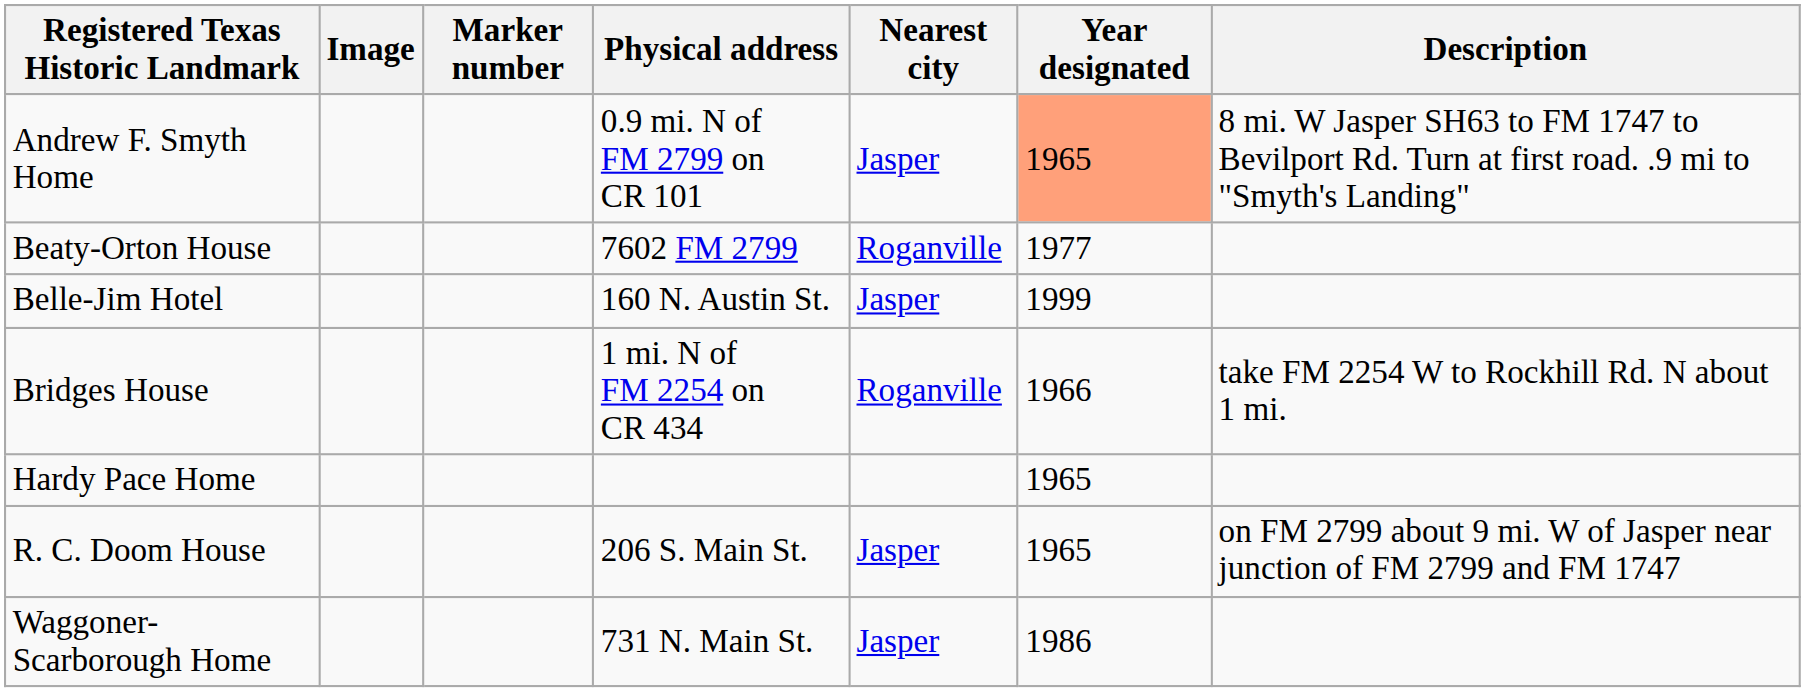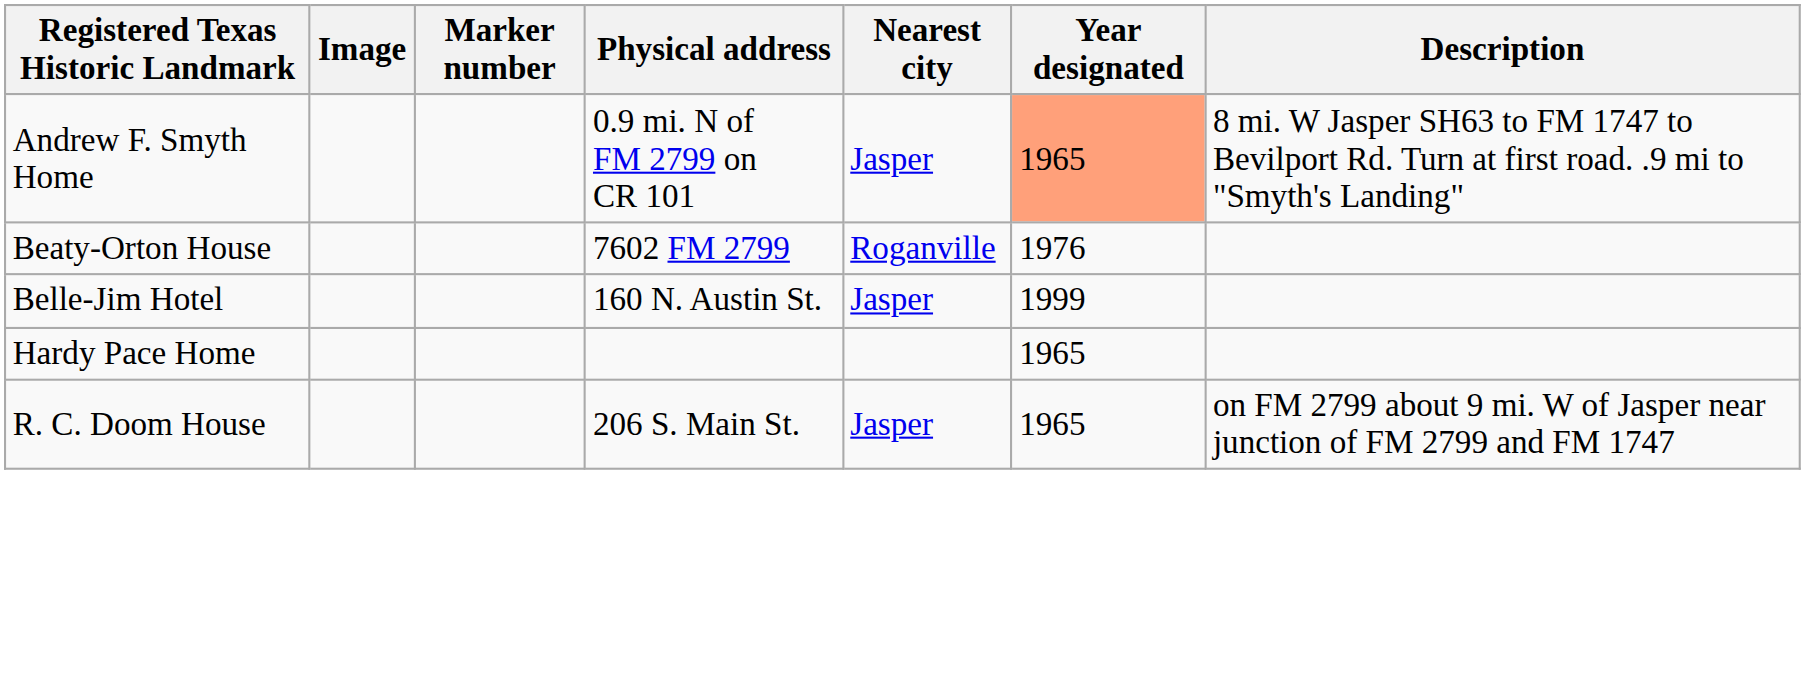(1058, 247) 1977 -> (1052, 247) 1976
- row: (111, 389)
- row: (142, 640)
